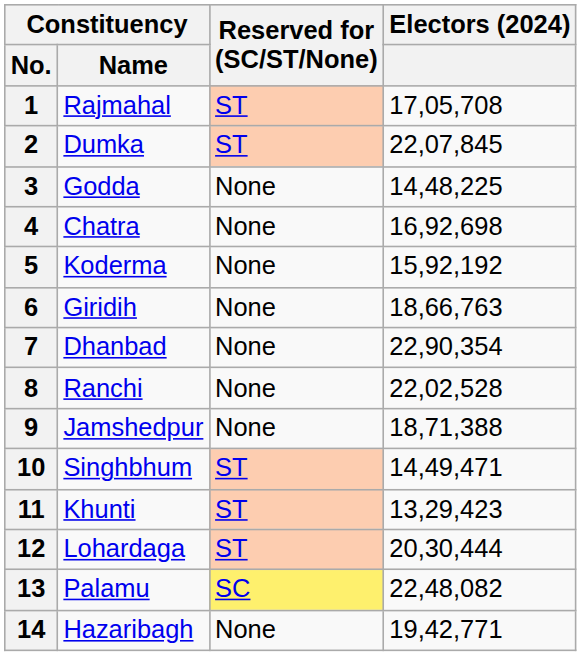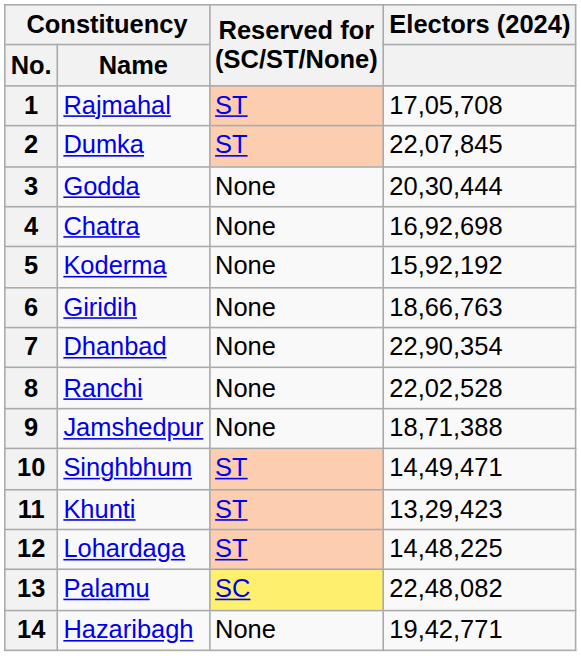(446, 186) 14,48,225 -> (446, 186) 20,30,444
(446, 549) 20,30,444 -> (446, 549) 14,48,225
